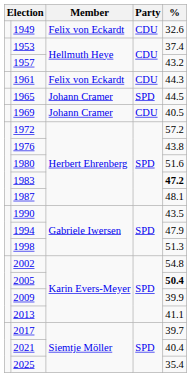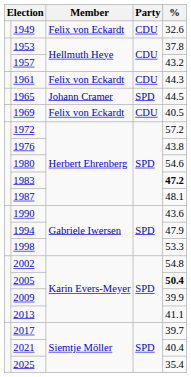(175, 46) 37.4 -> (175, 46) 37.8
(81, 113) Johann Cramer -> (86, 113) Felix von Eckardt
(175, 163) 51.6 -> (175, 163) 54.6
(175, 213) 43.5 -> (175, 213) 43.6
(175, 247) 51.3 -> (175, 247) 53.3
